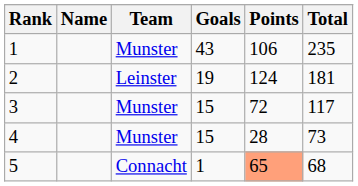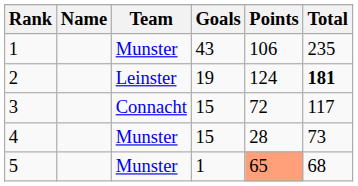(321, 78) normal -> (321, 78) bold
(147, 107) Munster -> (151, 107) Connacht
(151, 166) Connacht -> (147, 166) Munster
